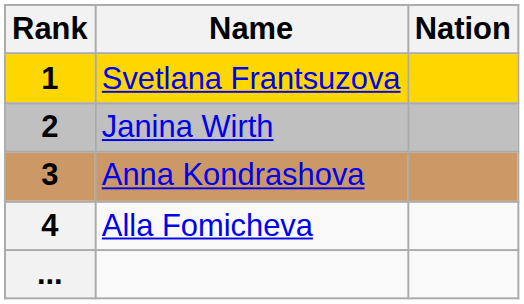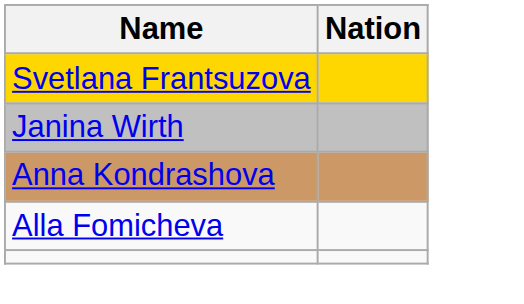- column: (50, 28)
